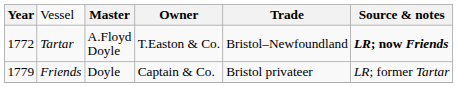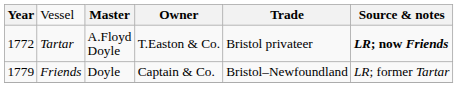(287, 43) Bristol–Newfoundland -> (269, 43) Bristol privateer
(269, 72) Bristol privateer -> (287, 72) Bristol–Newfoundland
